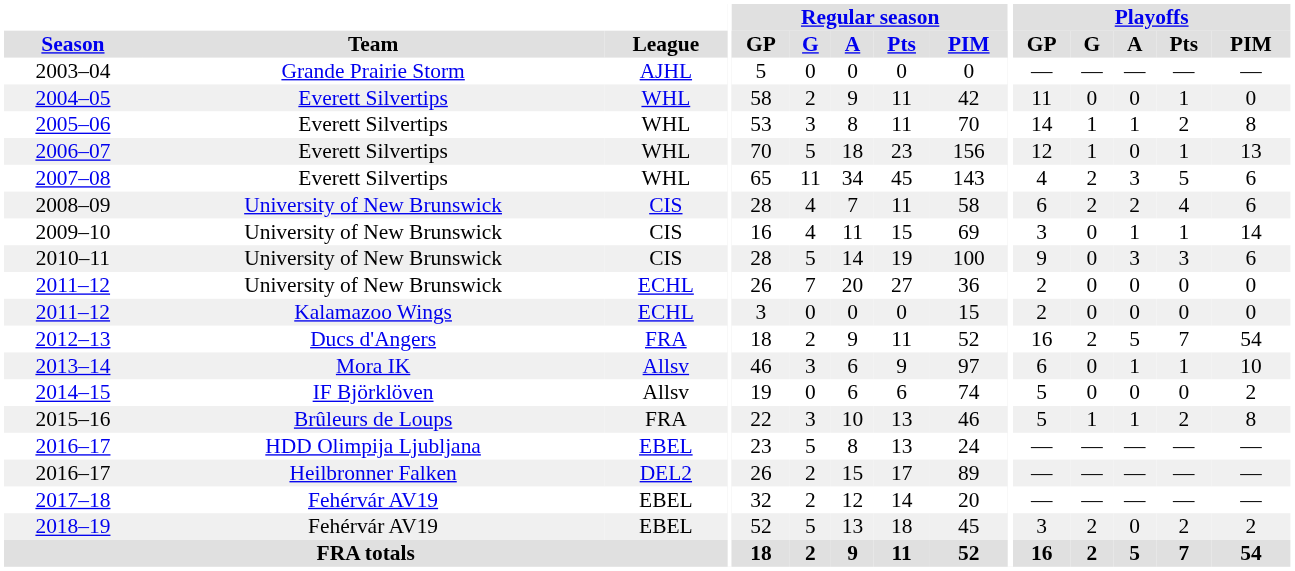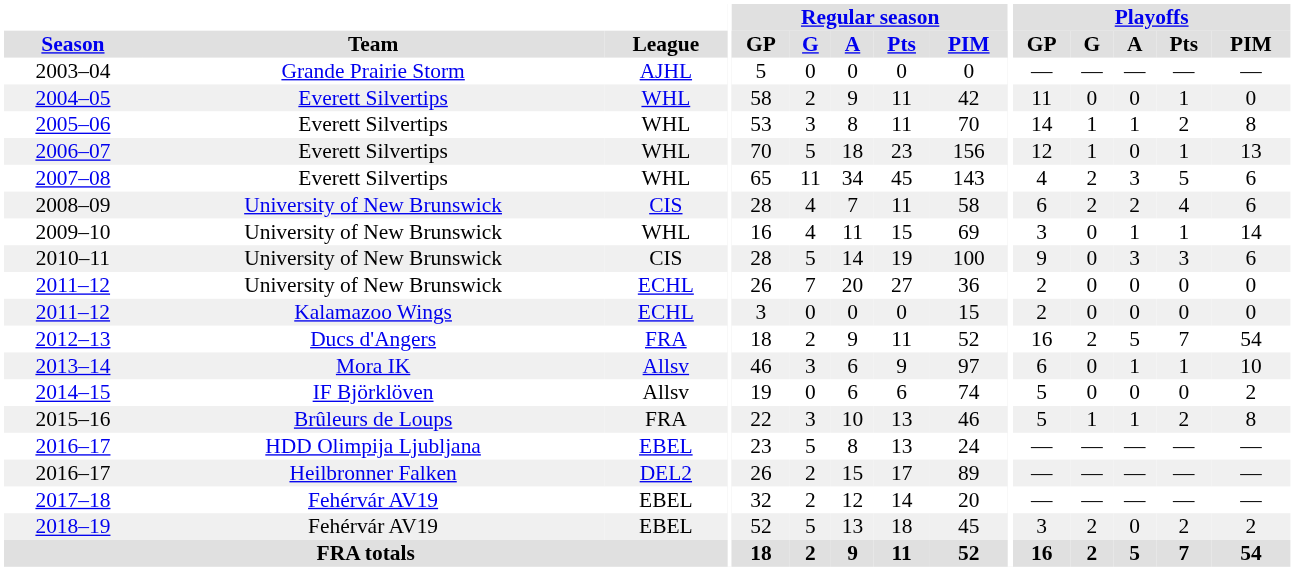(666, 231) CIS -> (666, 231) WHL
